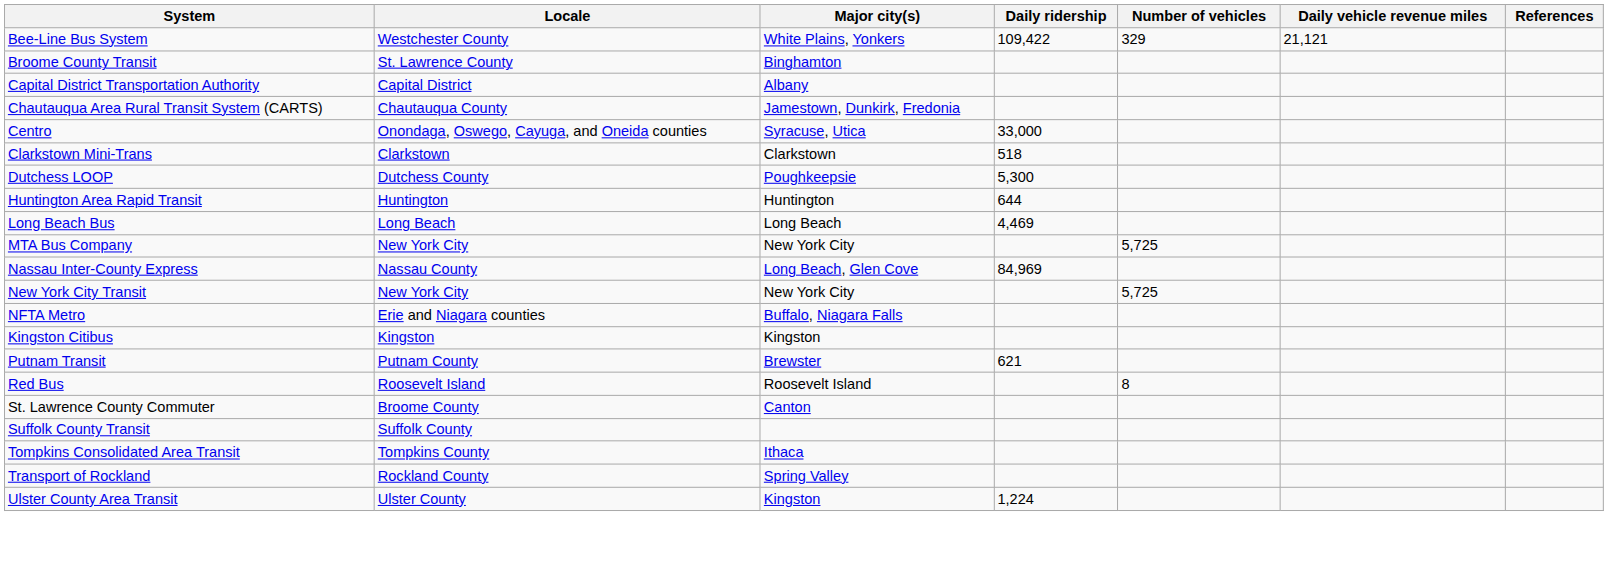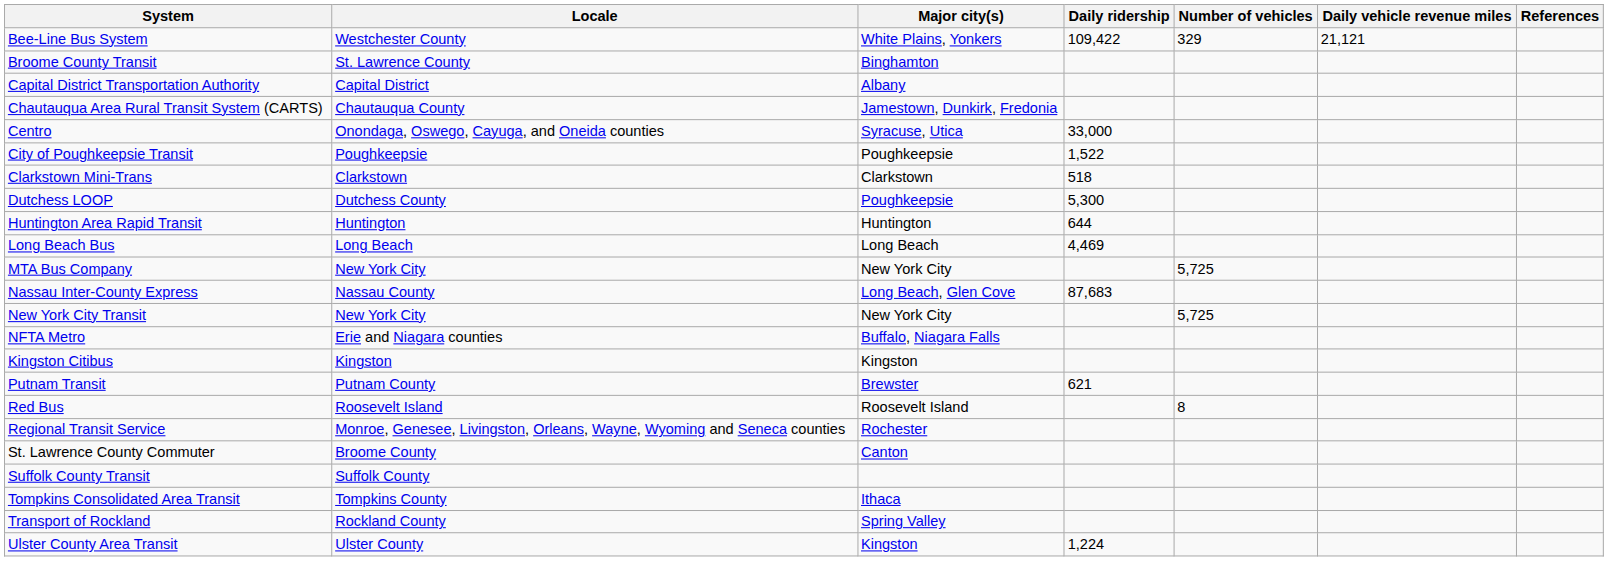+ row: (100, 154)
(1020, 269) 84,969 -> (1090, 292) 87,683
+ row: (87, 430)
